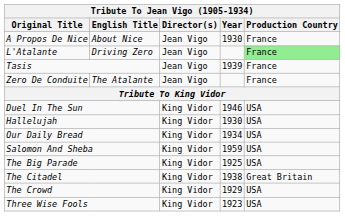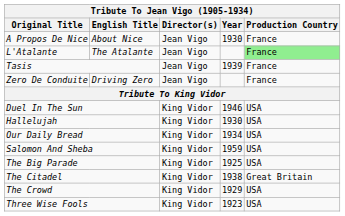(122, 53) Driving Zero -> (122, 53) The Atalante
(122, 80) The Atalante -> (122, 80) Driving Zero
